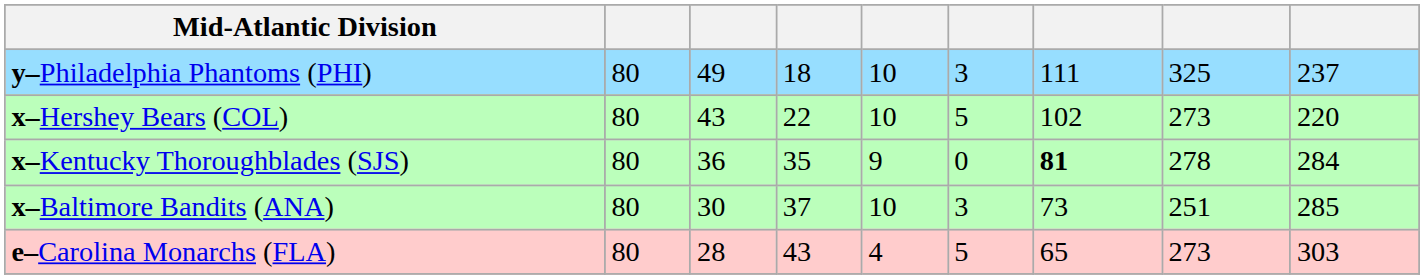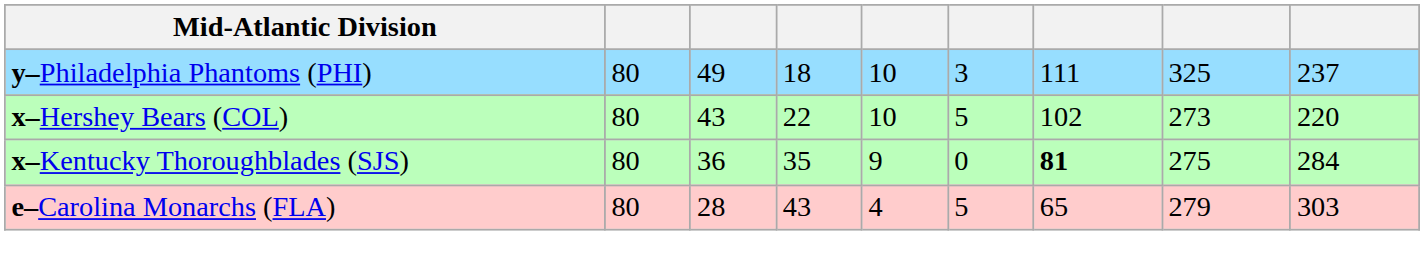(1190, 161) 278 -> (1190, 161) 275
- row: (173, 206)
(1190, 251) 273 -> (1190, 206) 279
